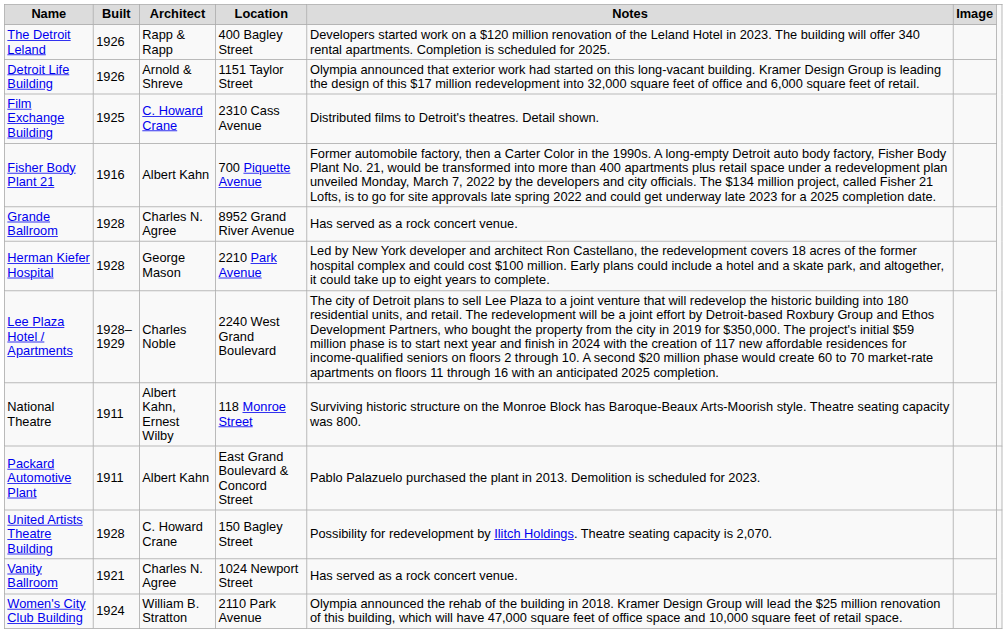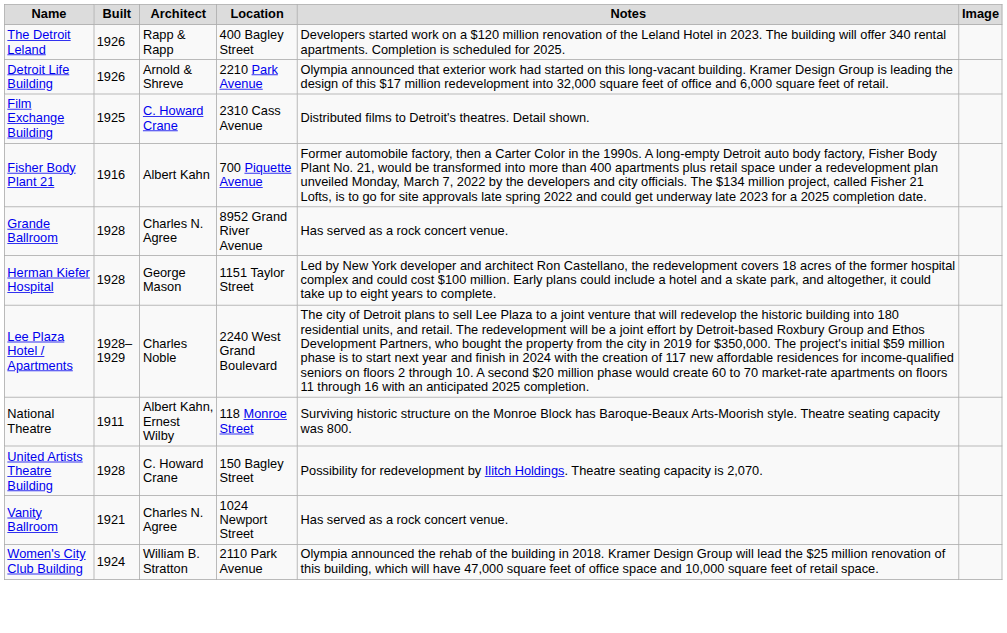(251, 76) 1151 Taylor Street -> (249, 76) 2210 Park Avenue
(248, 266) 2210 Park Avenue -> (252, 280) 1151 Taylor Street
- row: (39, 478)
